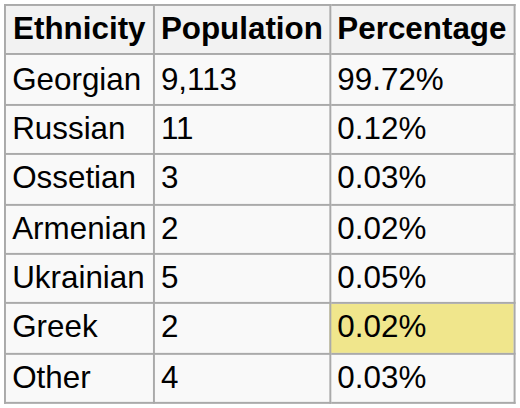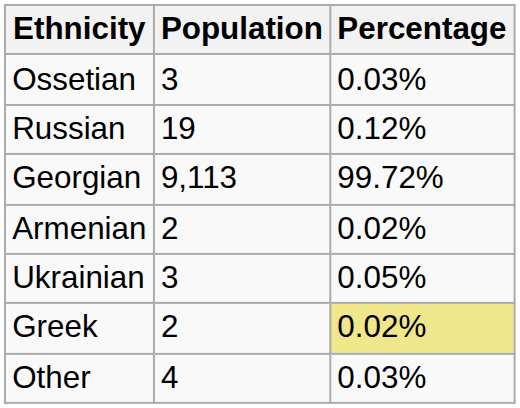rows swapped: (77, 79) <-> (74, 178)
(177, 128) 11 -> (178, 128) 19
(170, 278) 5 -> (170, 278) 3
